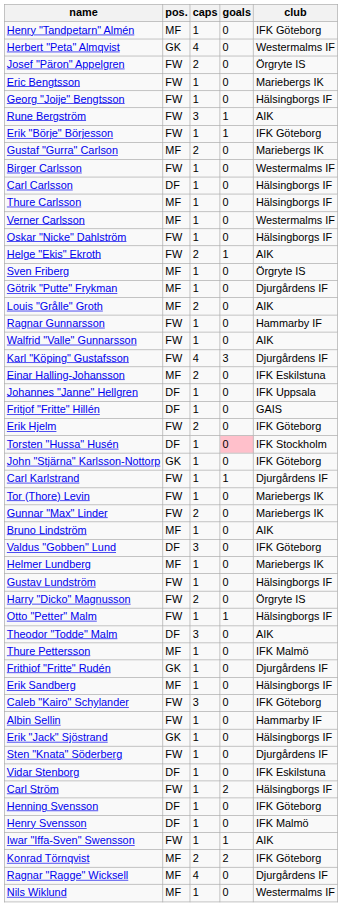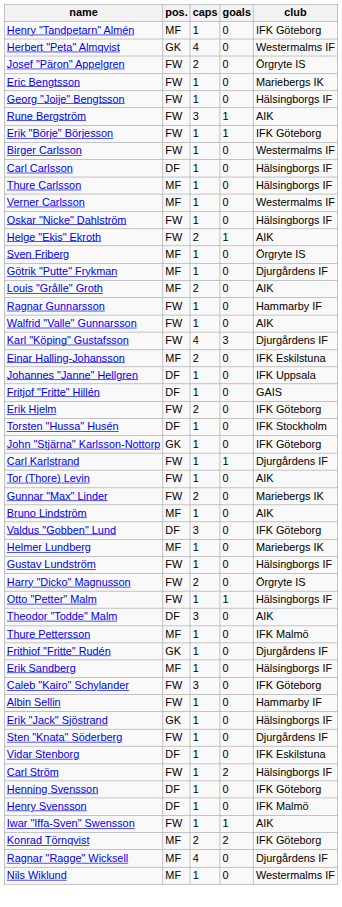- row: (62, 151)
(226, 444) pink background -> (226, 427) no background
(290, 496) Mariebergs IK -> (265, 479) AIK
